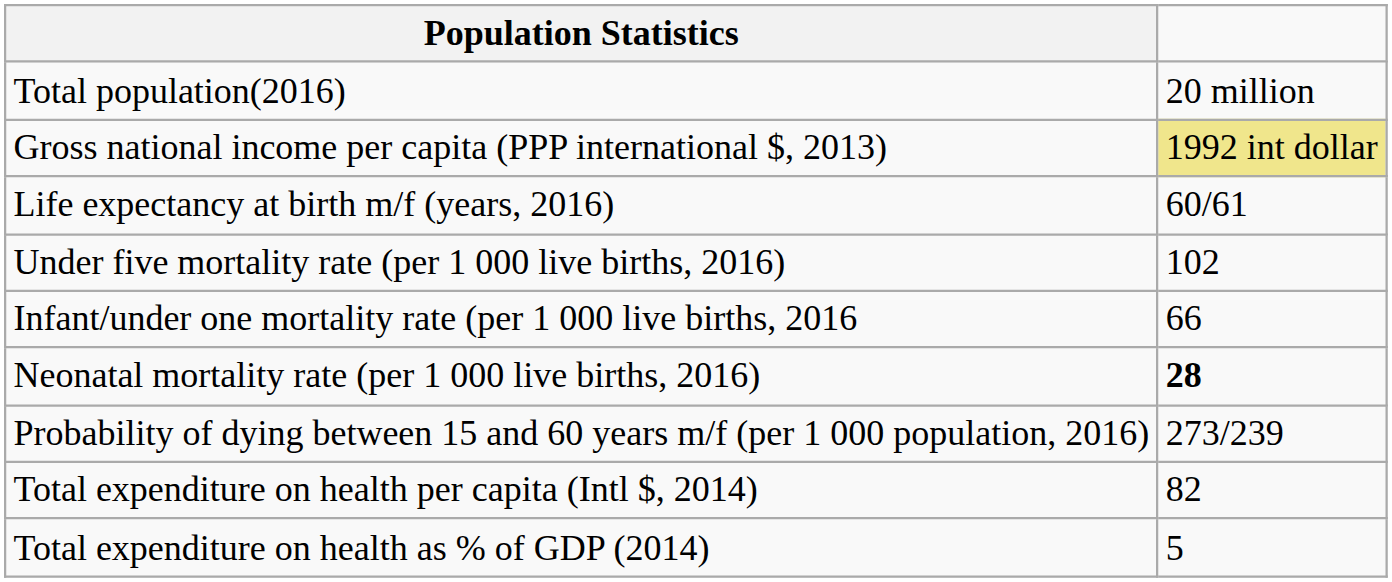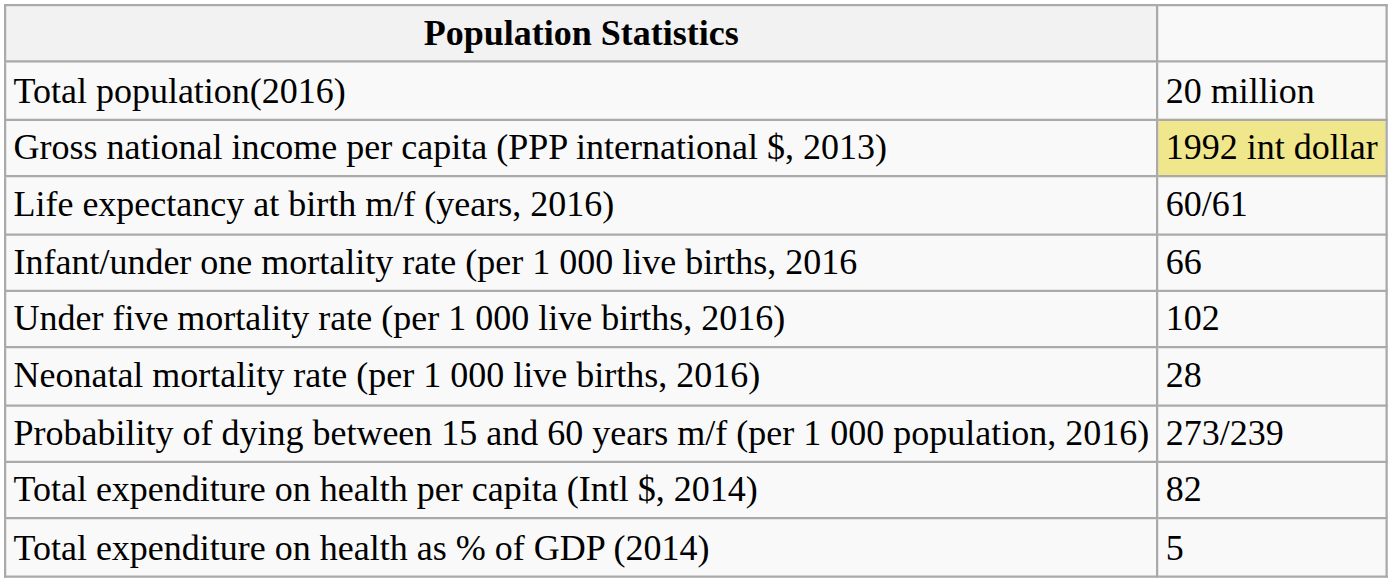rows swapped: (399, 261) <-> (435, 318)
(1184, 375) bold -> (1184, 375) normal
